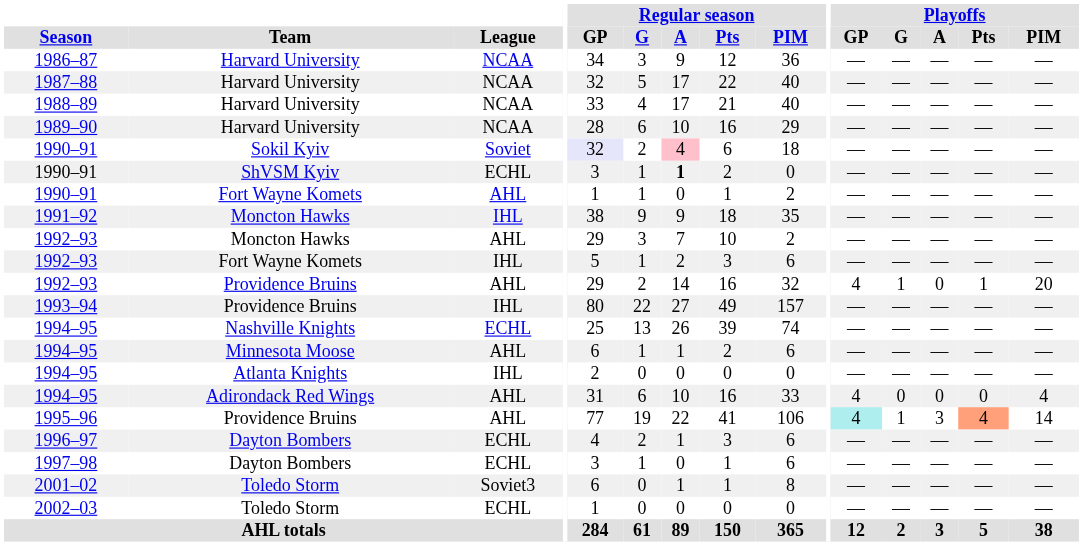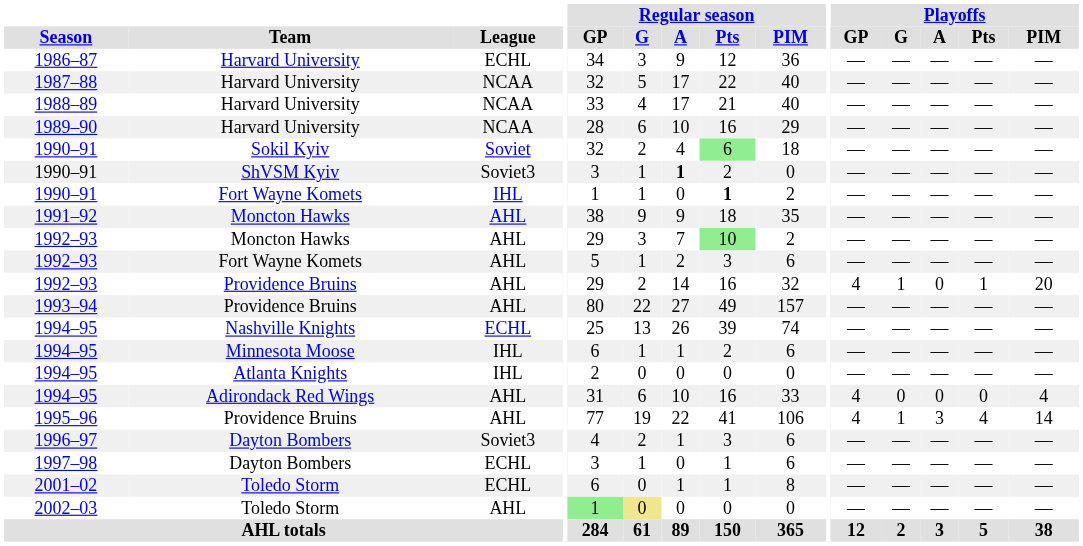(508, 59) NCAA -> (508, 59) ECHL
(595, 149) lavender background -> (595, 149) no background
(680, 149) pink background -> (680, 149) no background
(727, 149) no background -> (727, 149) lightgreen background
(508, 171) ECHL -> (508, 171) Soviet3
(508, 194) AHL -> (508, 194) IHL
(727, 194) normal -> (727, 194) bold
(508, 216) IHL -> (508, 216) AHL
(727, 239) no background -> (727, 239) lightgreen background
(508, 261) IHL -> (508, 261) AHL
(508, 306) IHL -> (508, 306) AHL
(508, 351) AHL -> (508, 351) IHL
(856, 418) paleturquoise background -> (856, 418) no background
(983, 418) lightsalmon background -> (983, 418) no background
(508, 440) ECHL -> (508, 440) Soviet3
(508, 485) Soviet3 -> (508, 485) ECHL
(508, 507) ECHL -> (508, 507) AHL
(595, 507) no background -> (595, 507) lightgreen background
(642, 507) no background -> (642, 507) khaki background
